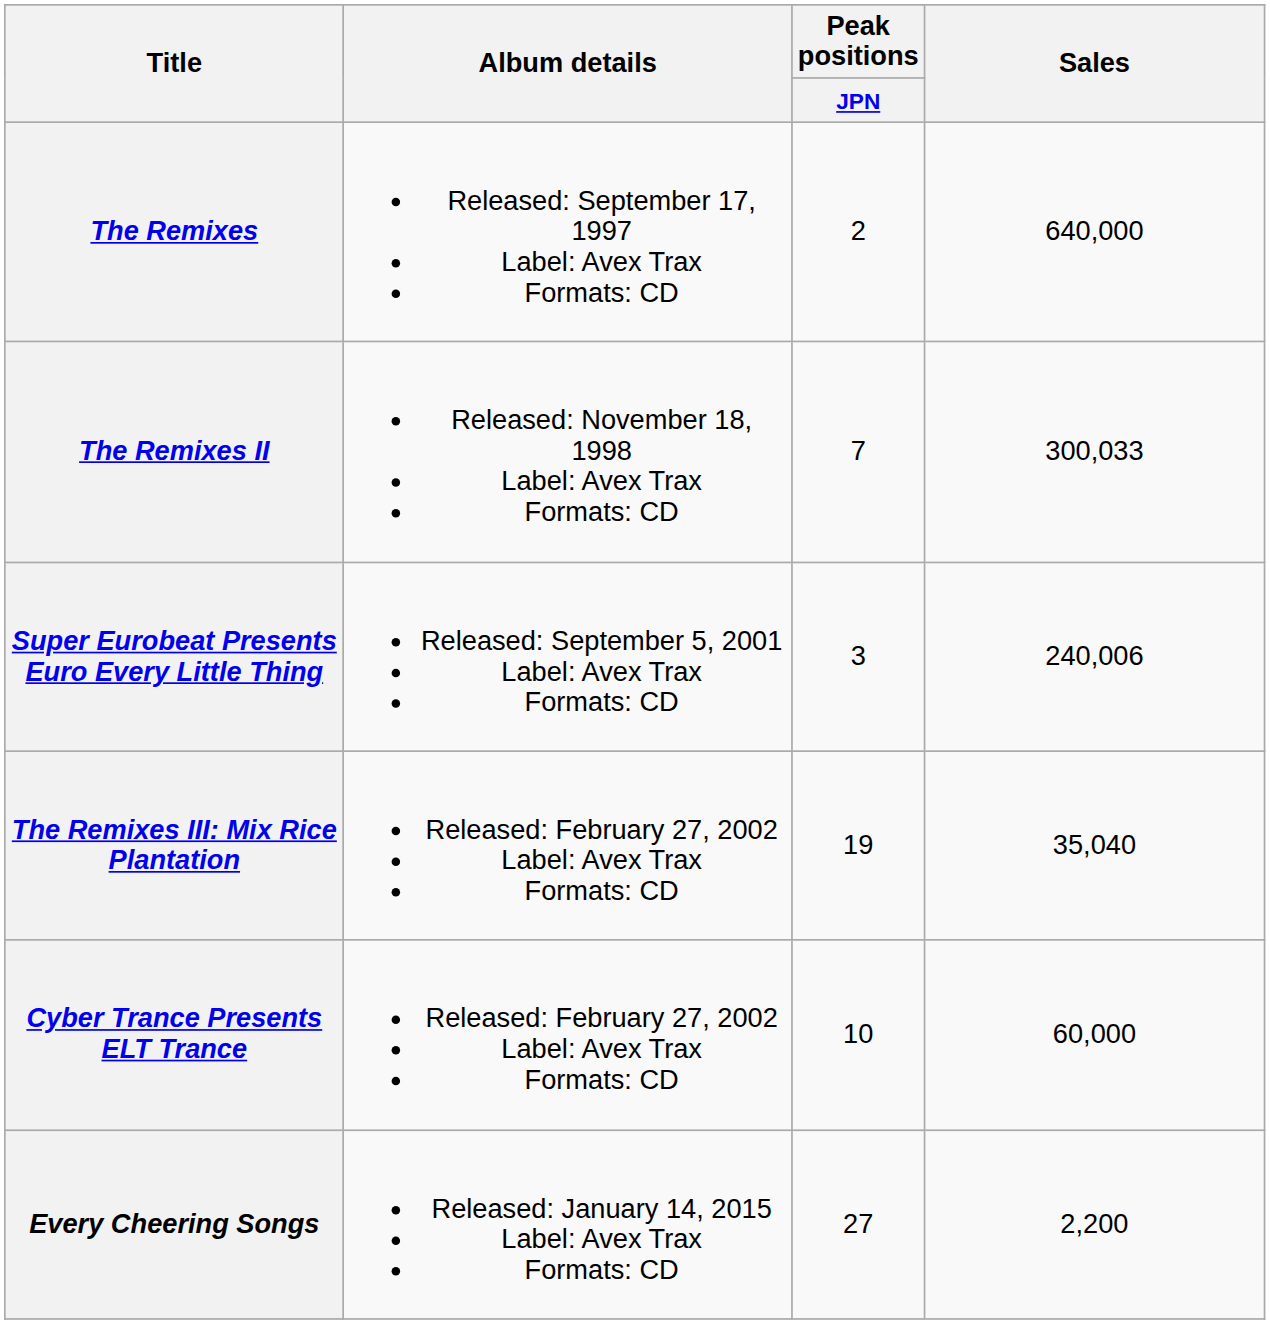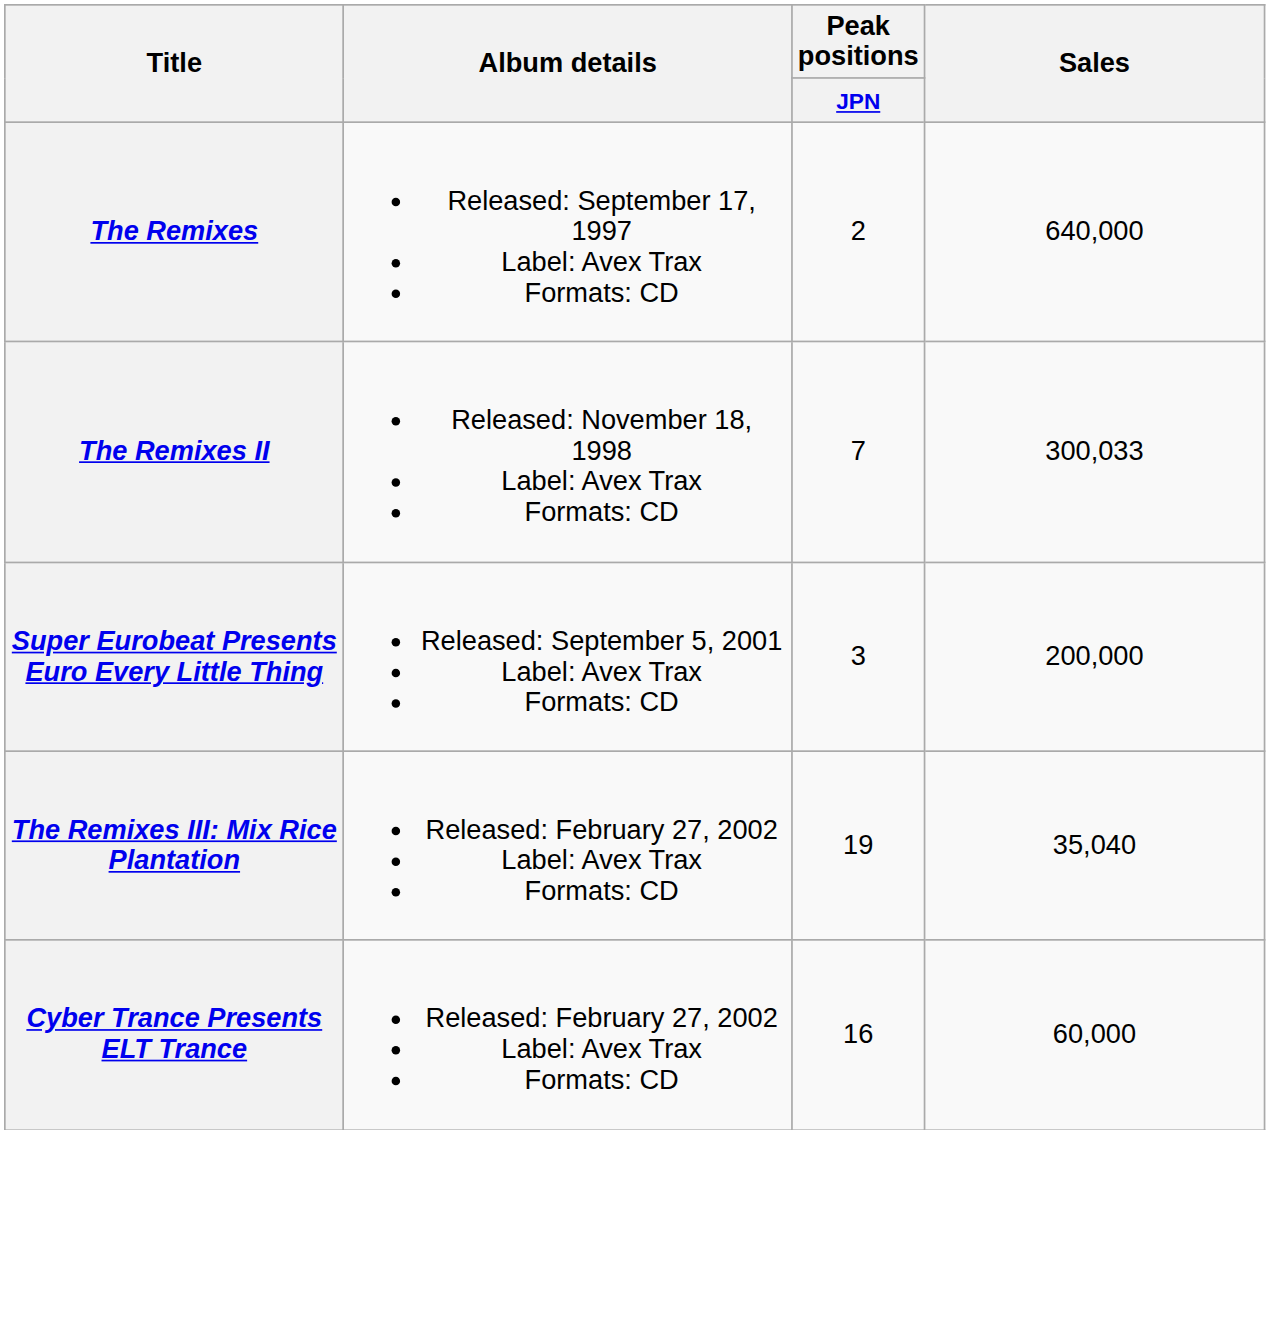(1094, 655) 240,006 -> (1094, 655) 200,000
(858, 1034) 10 -> (858, 1034) 16
- row: (174, 1223)
